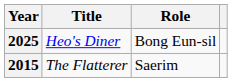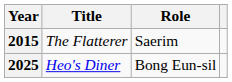rows swapped: (23, 65) <-> (23, 41)
